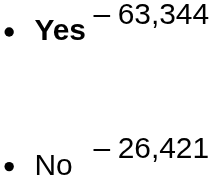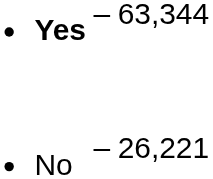(163, 148) 26,421 -> (163, 148) 26,221
